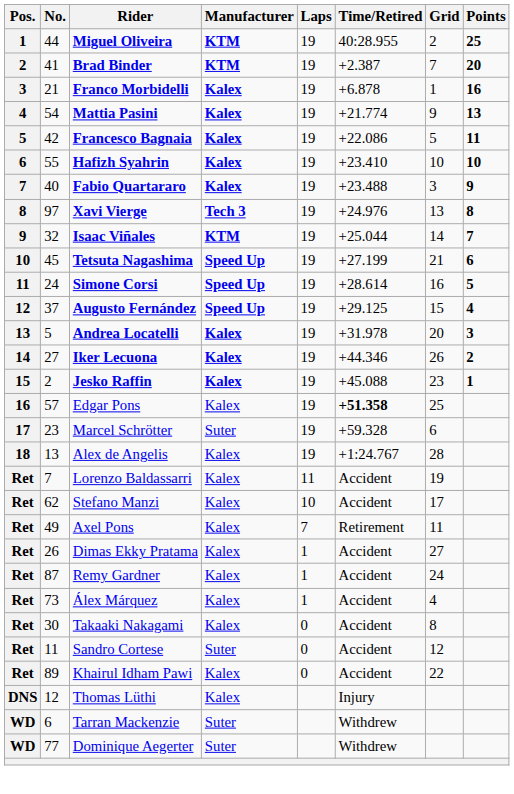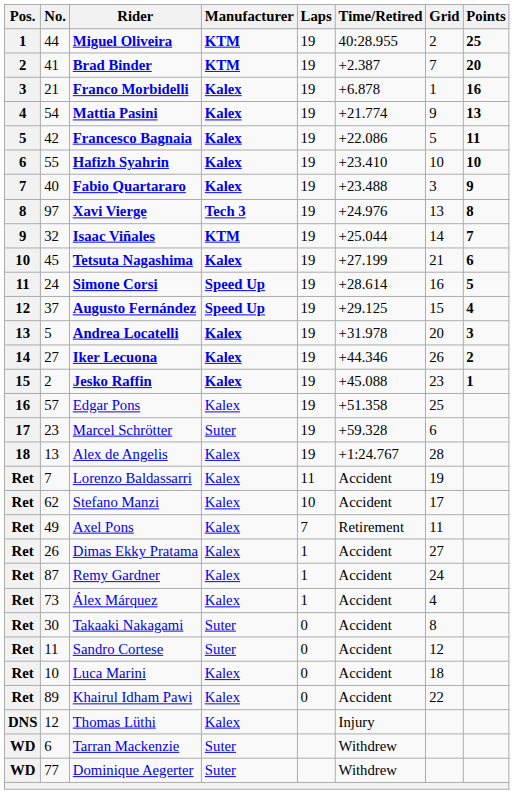(235, 259) Speed Up -> (223, 259) Kalex
(363, 405) bold -> (363, 405) normal
(222, 624) Kalex -> (220, 624) Suter
+ row: (109, 673)
